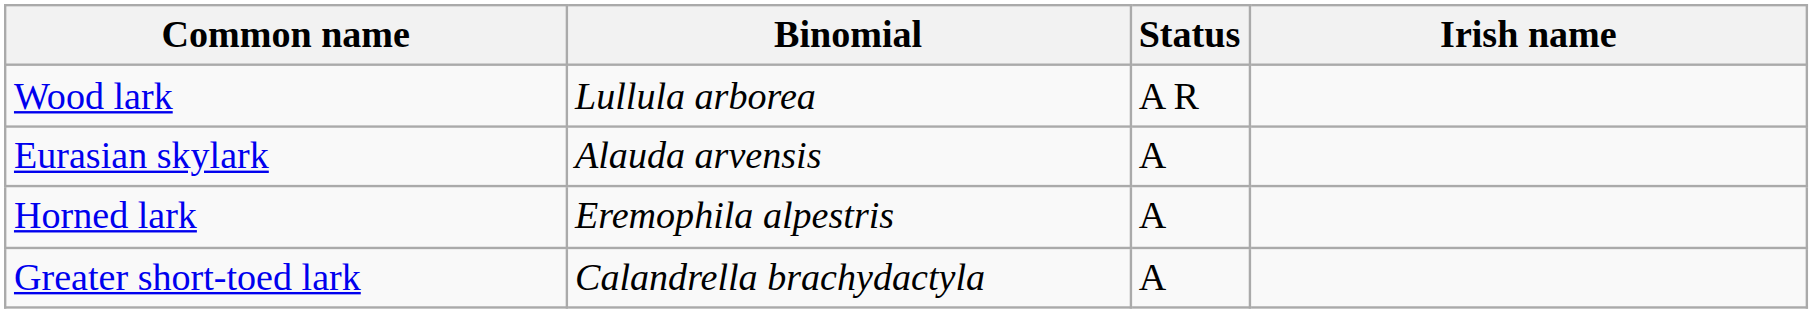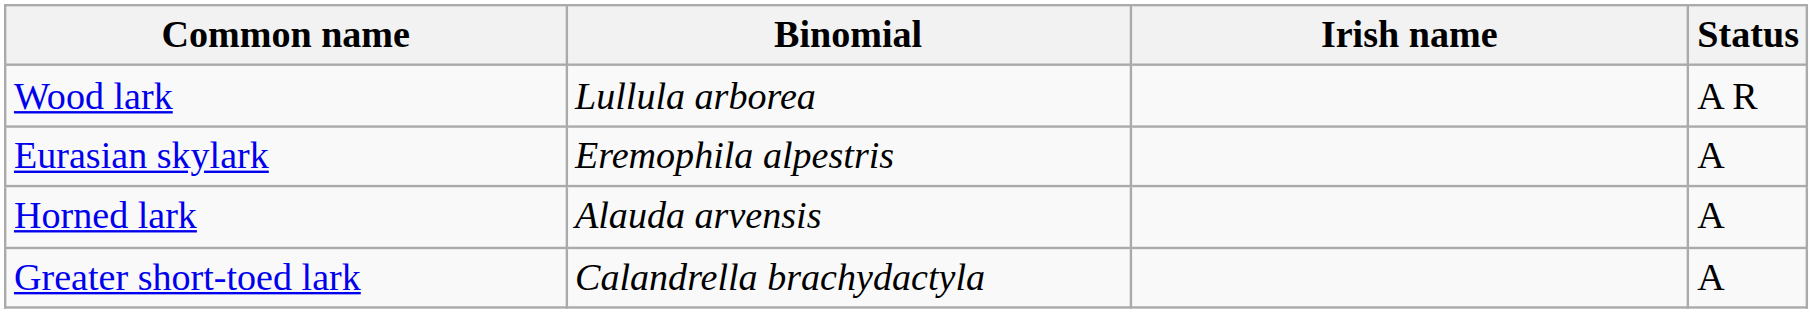columns swapped: (1528, 34) <-> (1189, 34)
(698, 155) Alauda arvensis -> (735, 155) Eremophila alpestris
(735, 215) Eremophila alpestris -> (698, 215) Alauda arvensis
